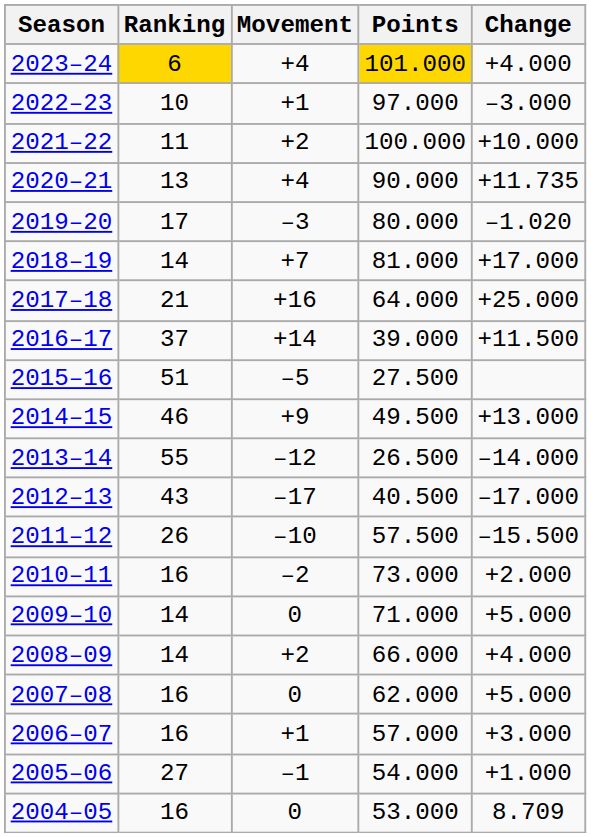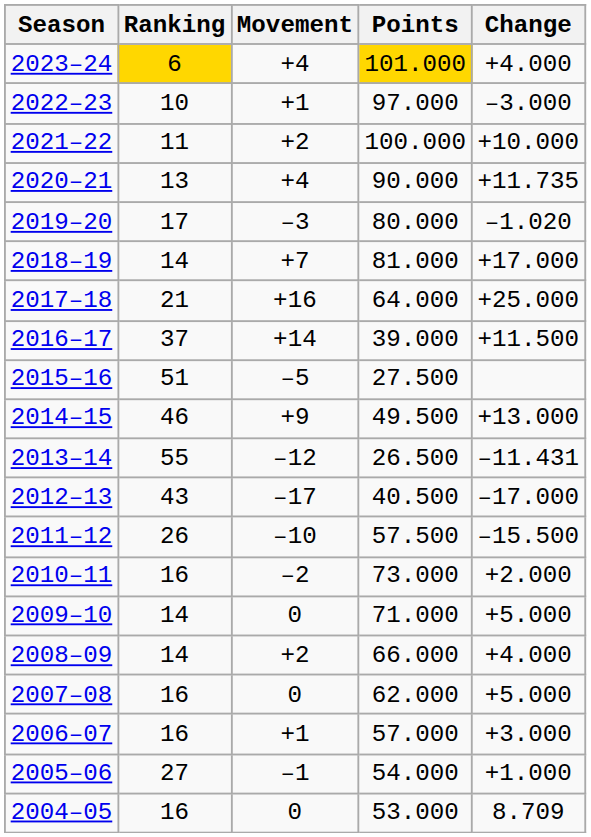(528, 458) –14.000 -> (528, 458) –11.431
